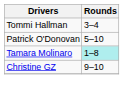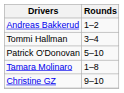+ row: (43, 25)
(91, 53) paleturquoise background -> (91, 67) no background
